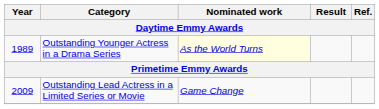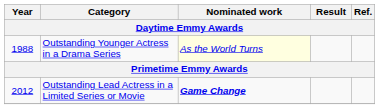(22, 48) 1989 -> (22, 48) 1988
(22, 90) 2009 -> (22, 90) 2012
(212, 90) normal -> (213, 90) bold
